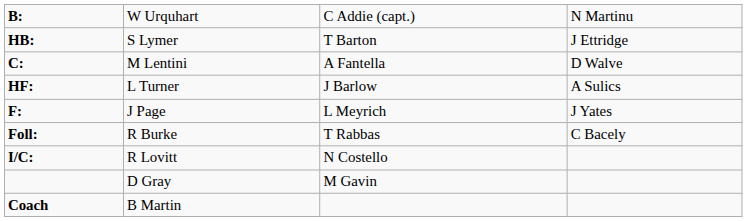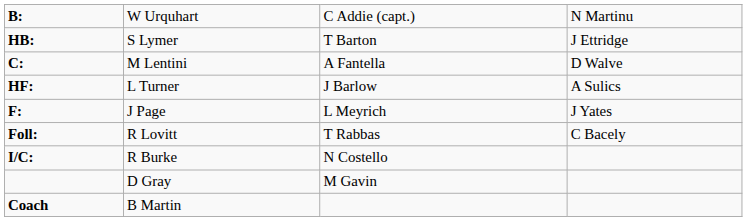(152, 134) R Burke -> (152, 134) R Lovitt
(152, 157) R Lovitt -> (152, 157) R Burke
